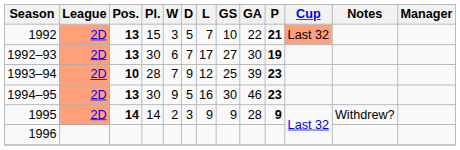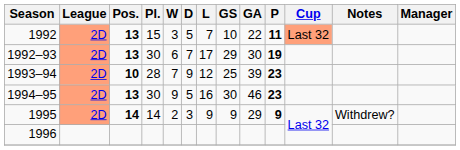(275, 34) 21 -> (275, 34) 11
(230, 54) 27 -> (230, 54) 29
(255, 114) 28 -> (255, 114) 29
